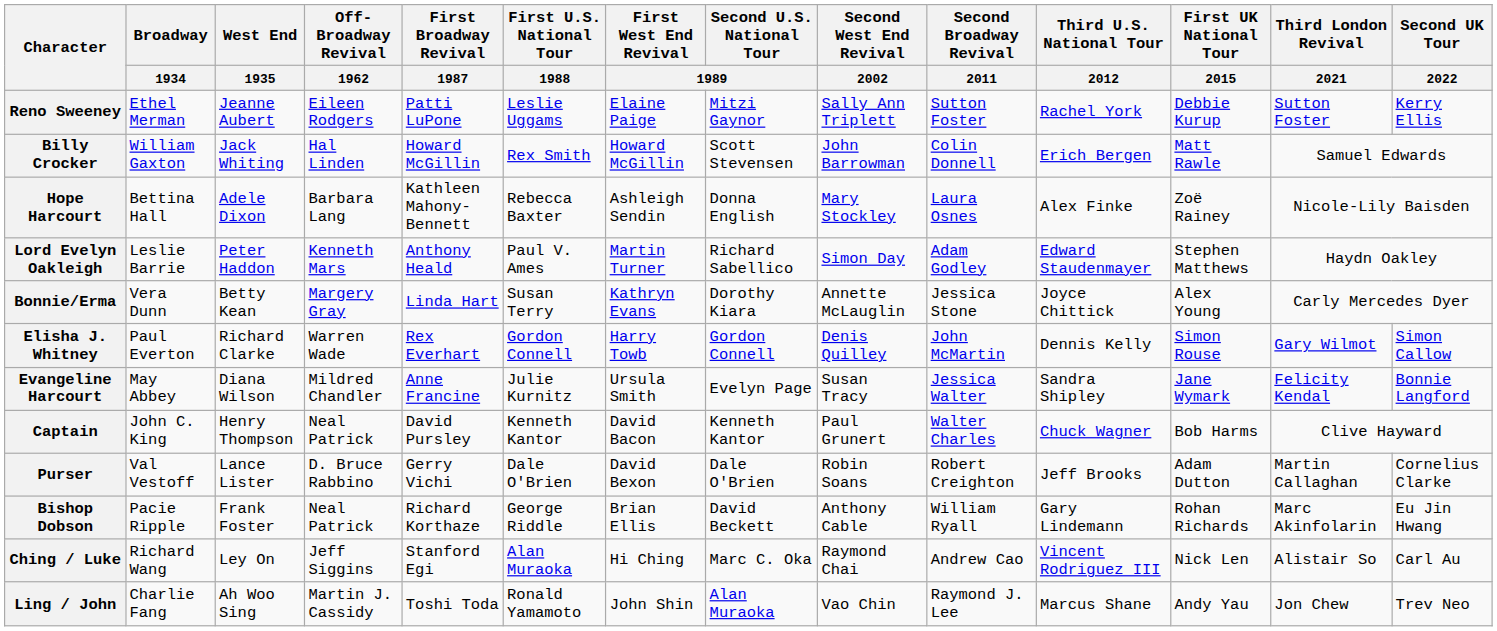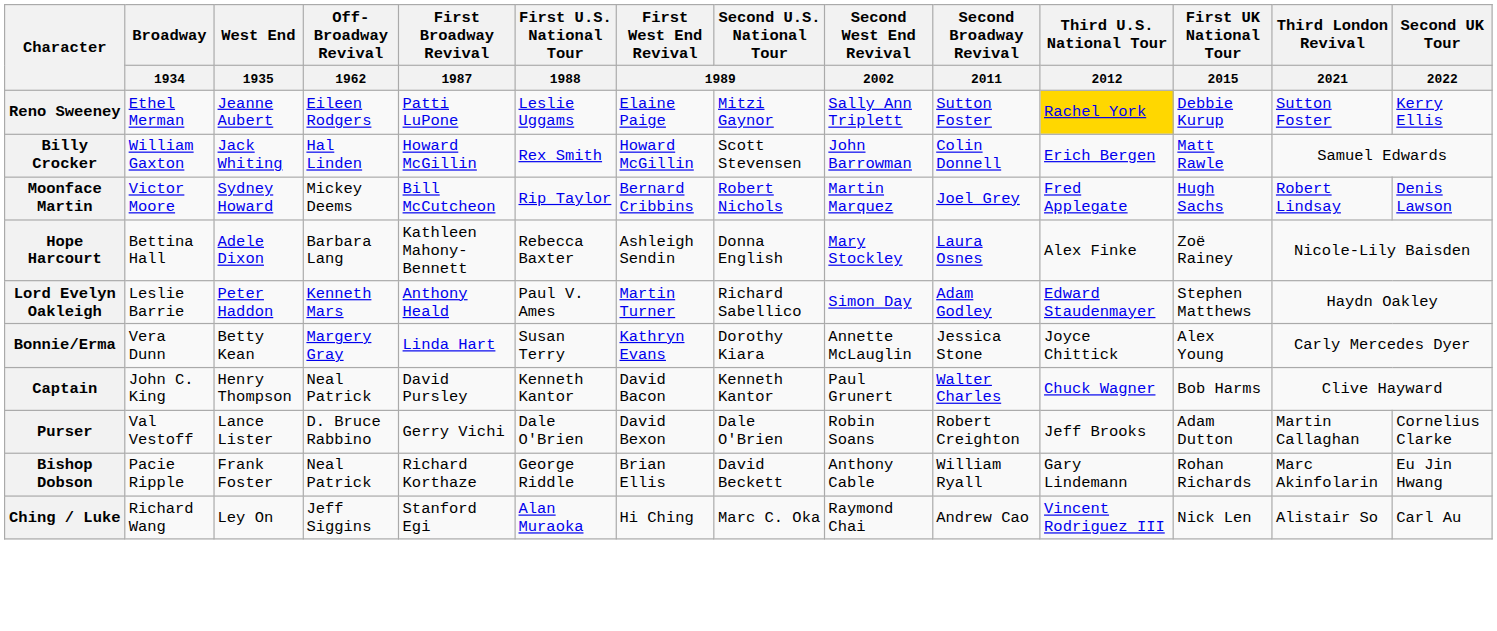(1091, 112) no background -> (1095, 112) gold background
+ row: (65, 198)
- row: (65, 345)
- row: (65, 388)
- row: (65, 604)
